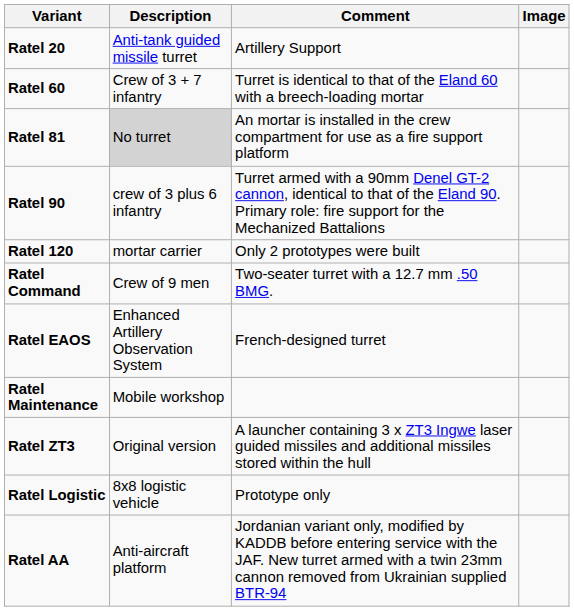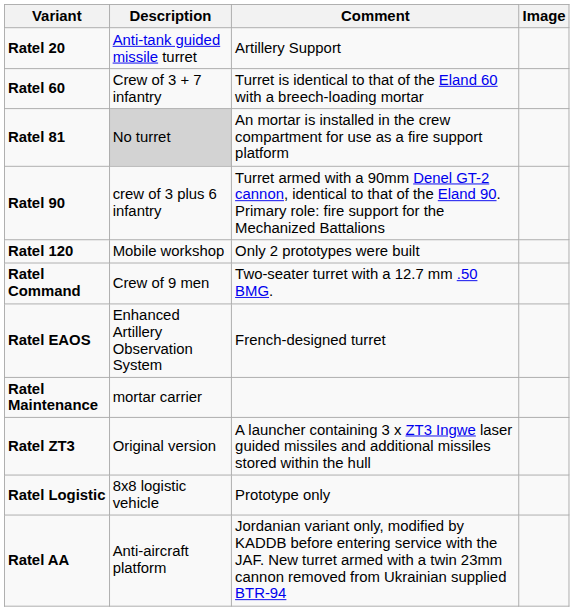(157, 251) mortar carrier -> (168, 251) Mobile workshop
(168, 397) Mobile workshop -> (157, 397) mortar carrier
